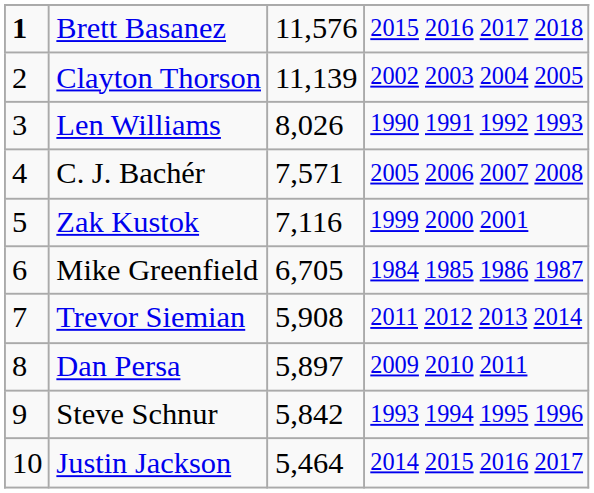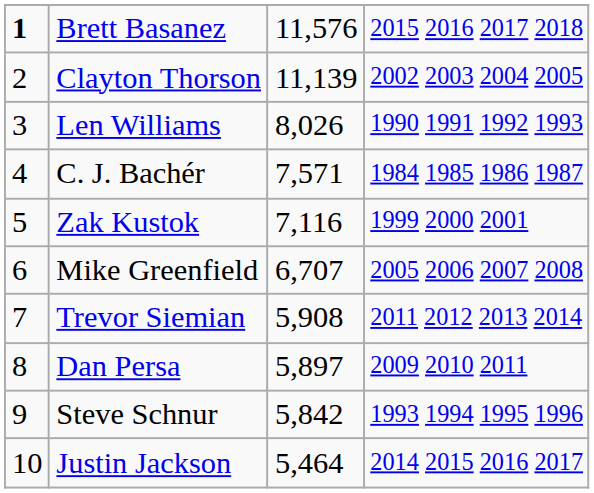(477, 173) 2005 2006 2007 2008 -> (477, 173) 1984 1985 1986 1987
(309, 269) 6,705 -> (309, 269) 6,707
(477, 269) 1984 1985 1986 1987 -> (477, 269) 2005 2006 2007 2008
